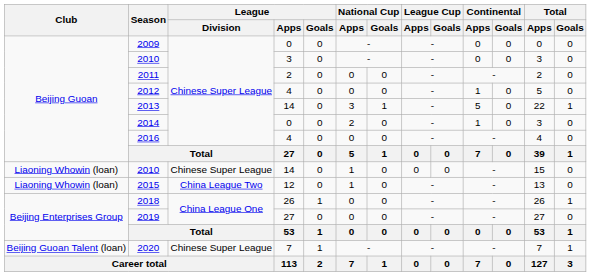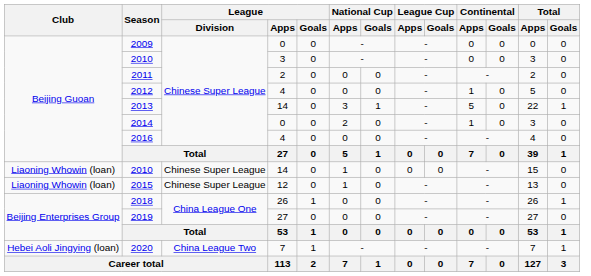(221, 185) China League Two -> (215, 185) Chinese Super League
(66, 248) Beijing Guoan Talent (loan) -> (63, 248) Hebei Aoli Jingying (loan)
(221, 248) Chinese Super League -> (215, 248) China League Two
